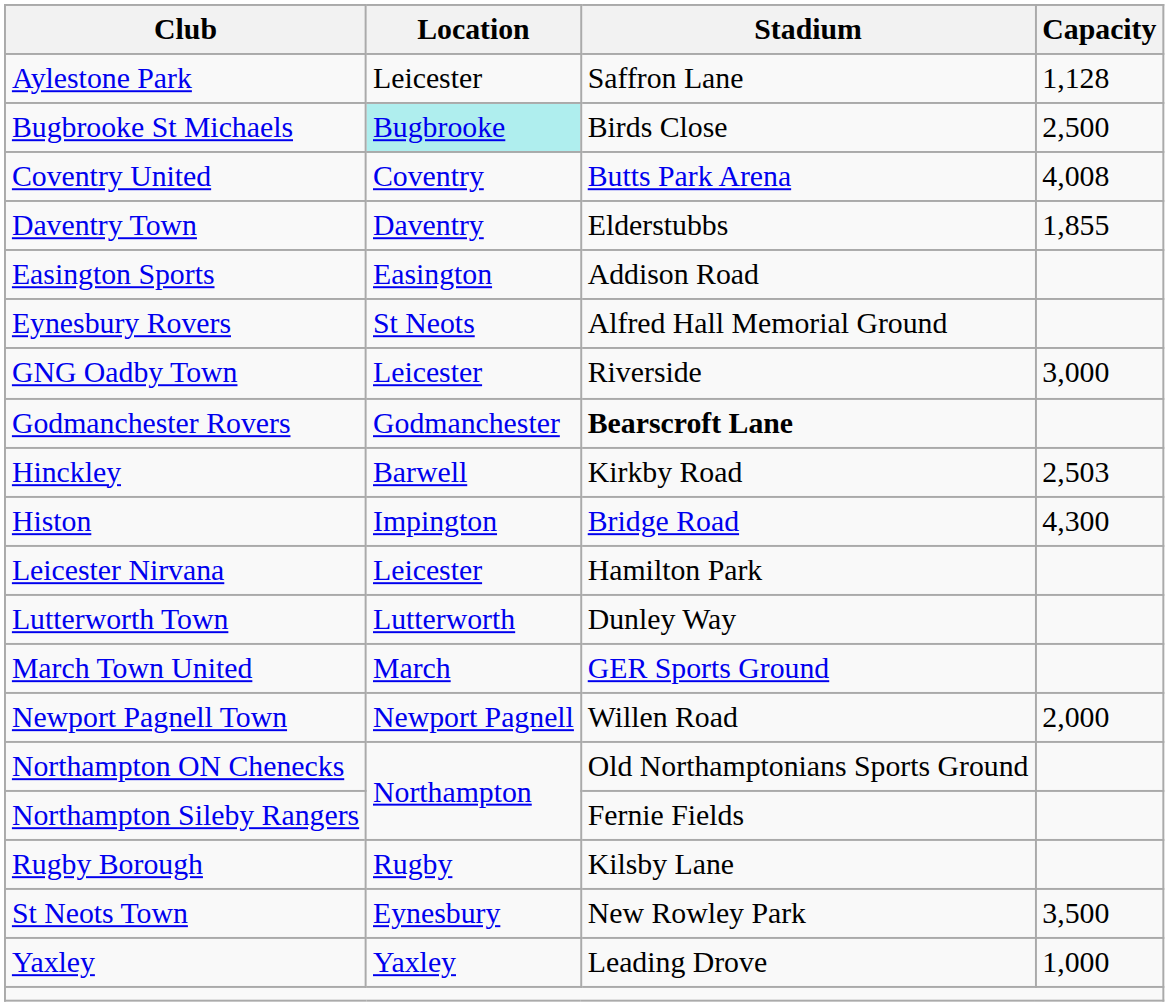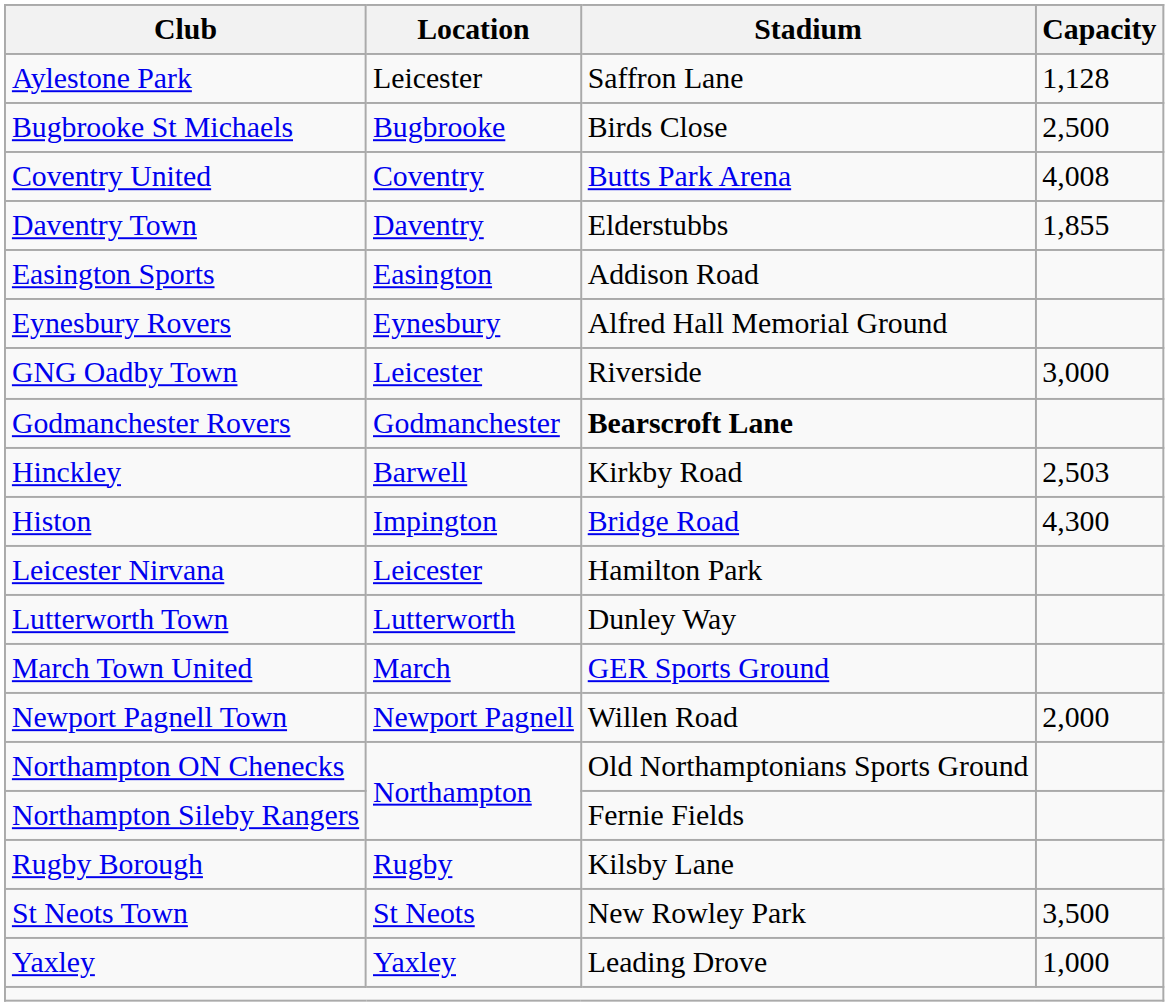(439, 127) paleturquoise background -> (439, 127) no background
(424, 323) St Neots -> (437, 323) Eynesbury
(437, 913) Eynesbury -> (424, 913) St Neots
